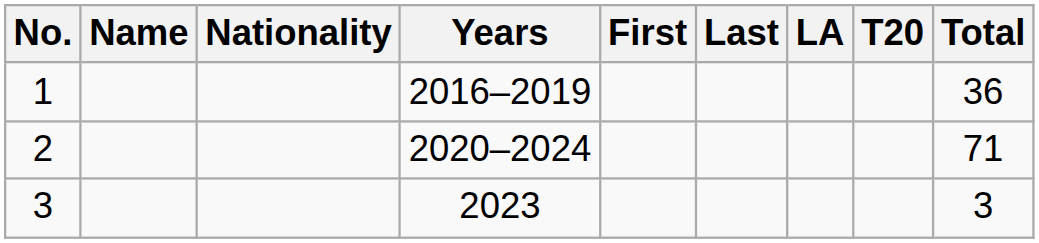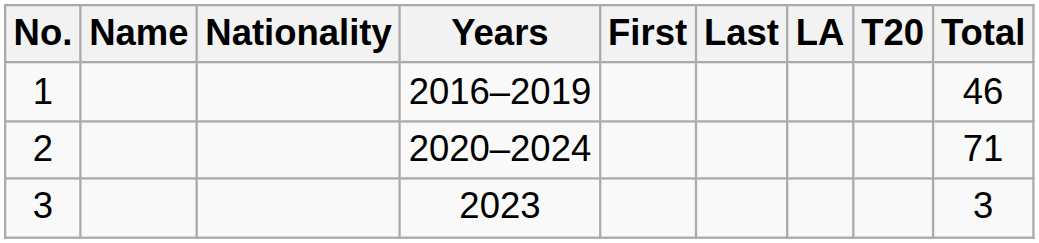(983, 91) 36 -> (983, 91) 46
